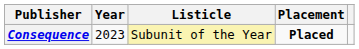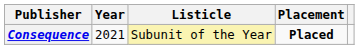(110, 35) 2023 -> (110, 35) 2021
